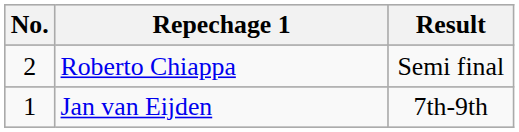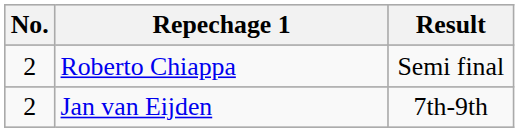(30, 106) 1 -> (30, 106) 2
